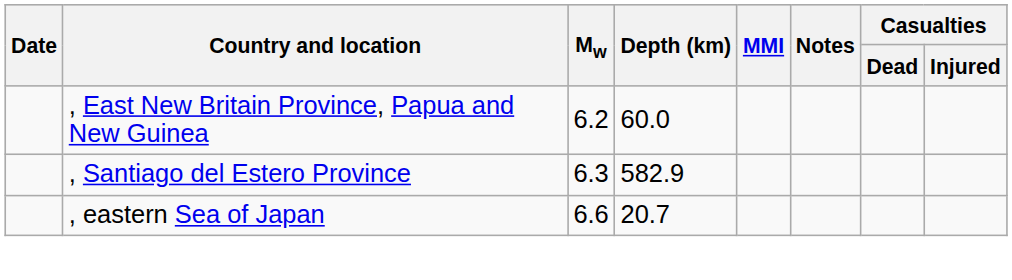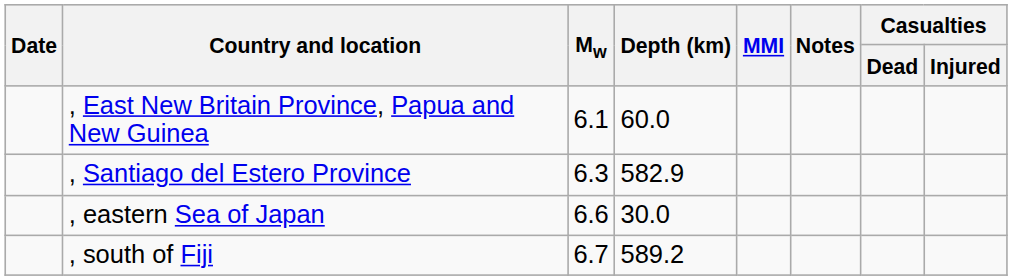(591, 119) 6.2 -> (591, 119) 6.1
(645, 214) 20.7 -> (645, 214) 30.0
+ row: (141, 255)
